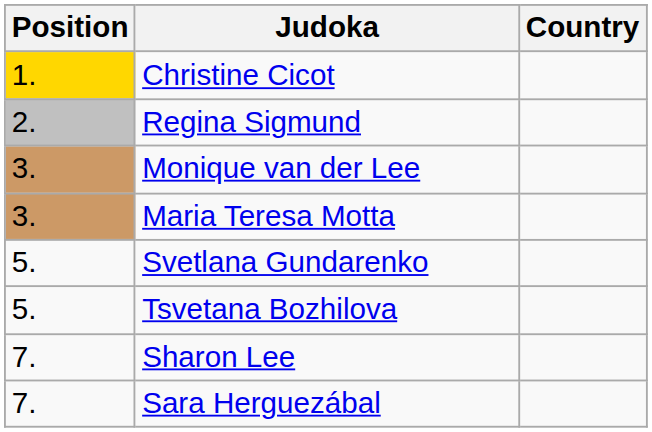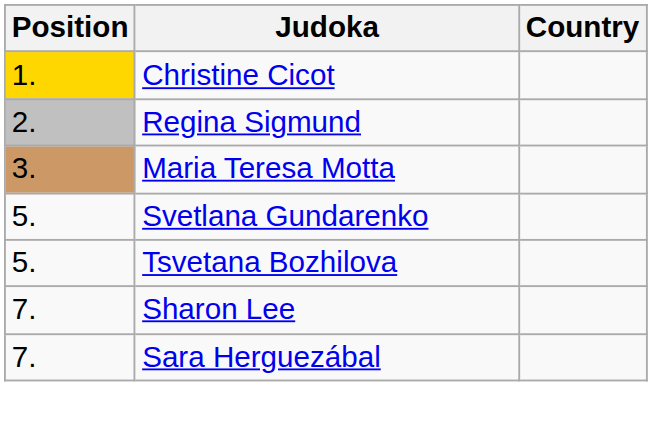- row: (281, 168)
